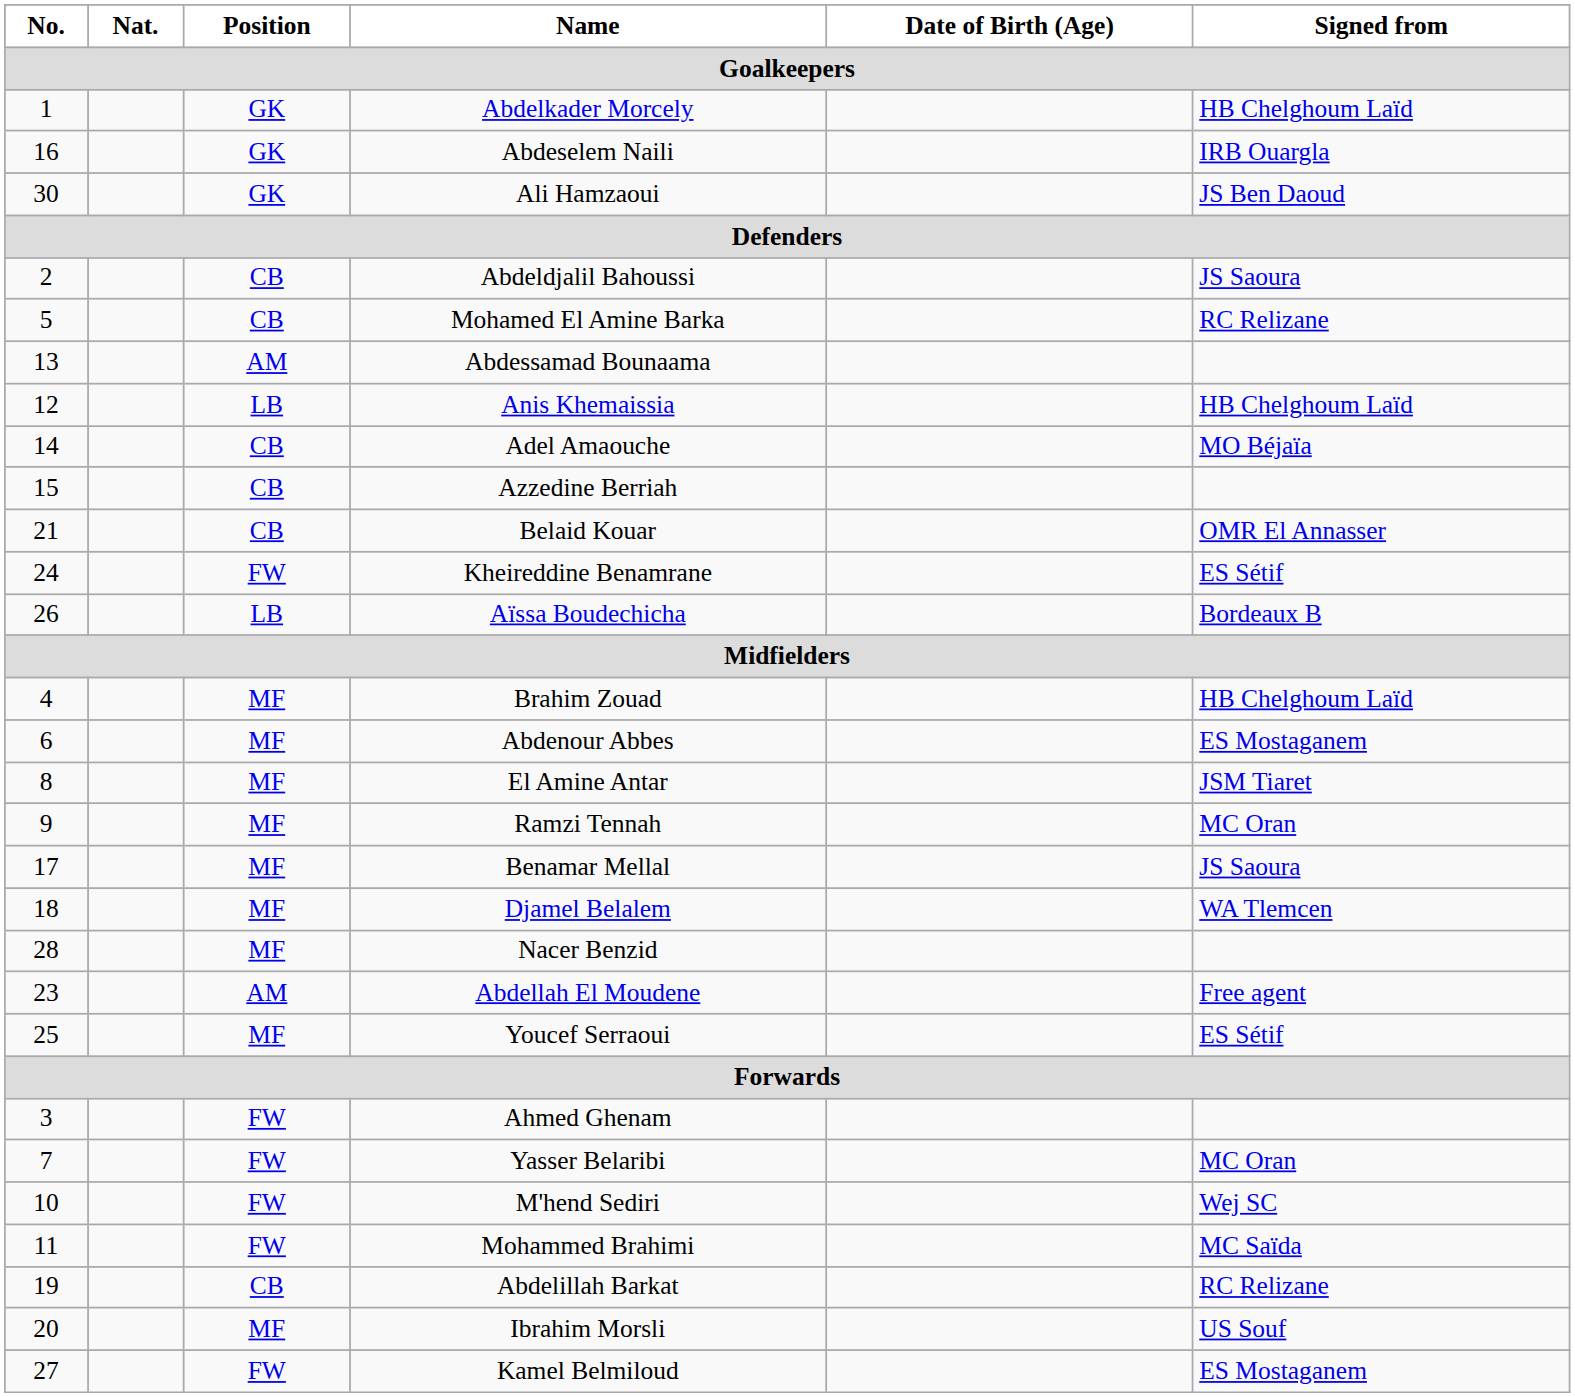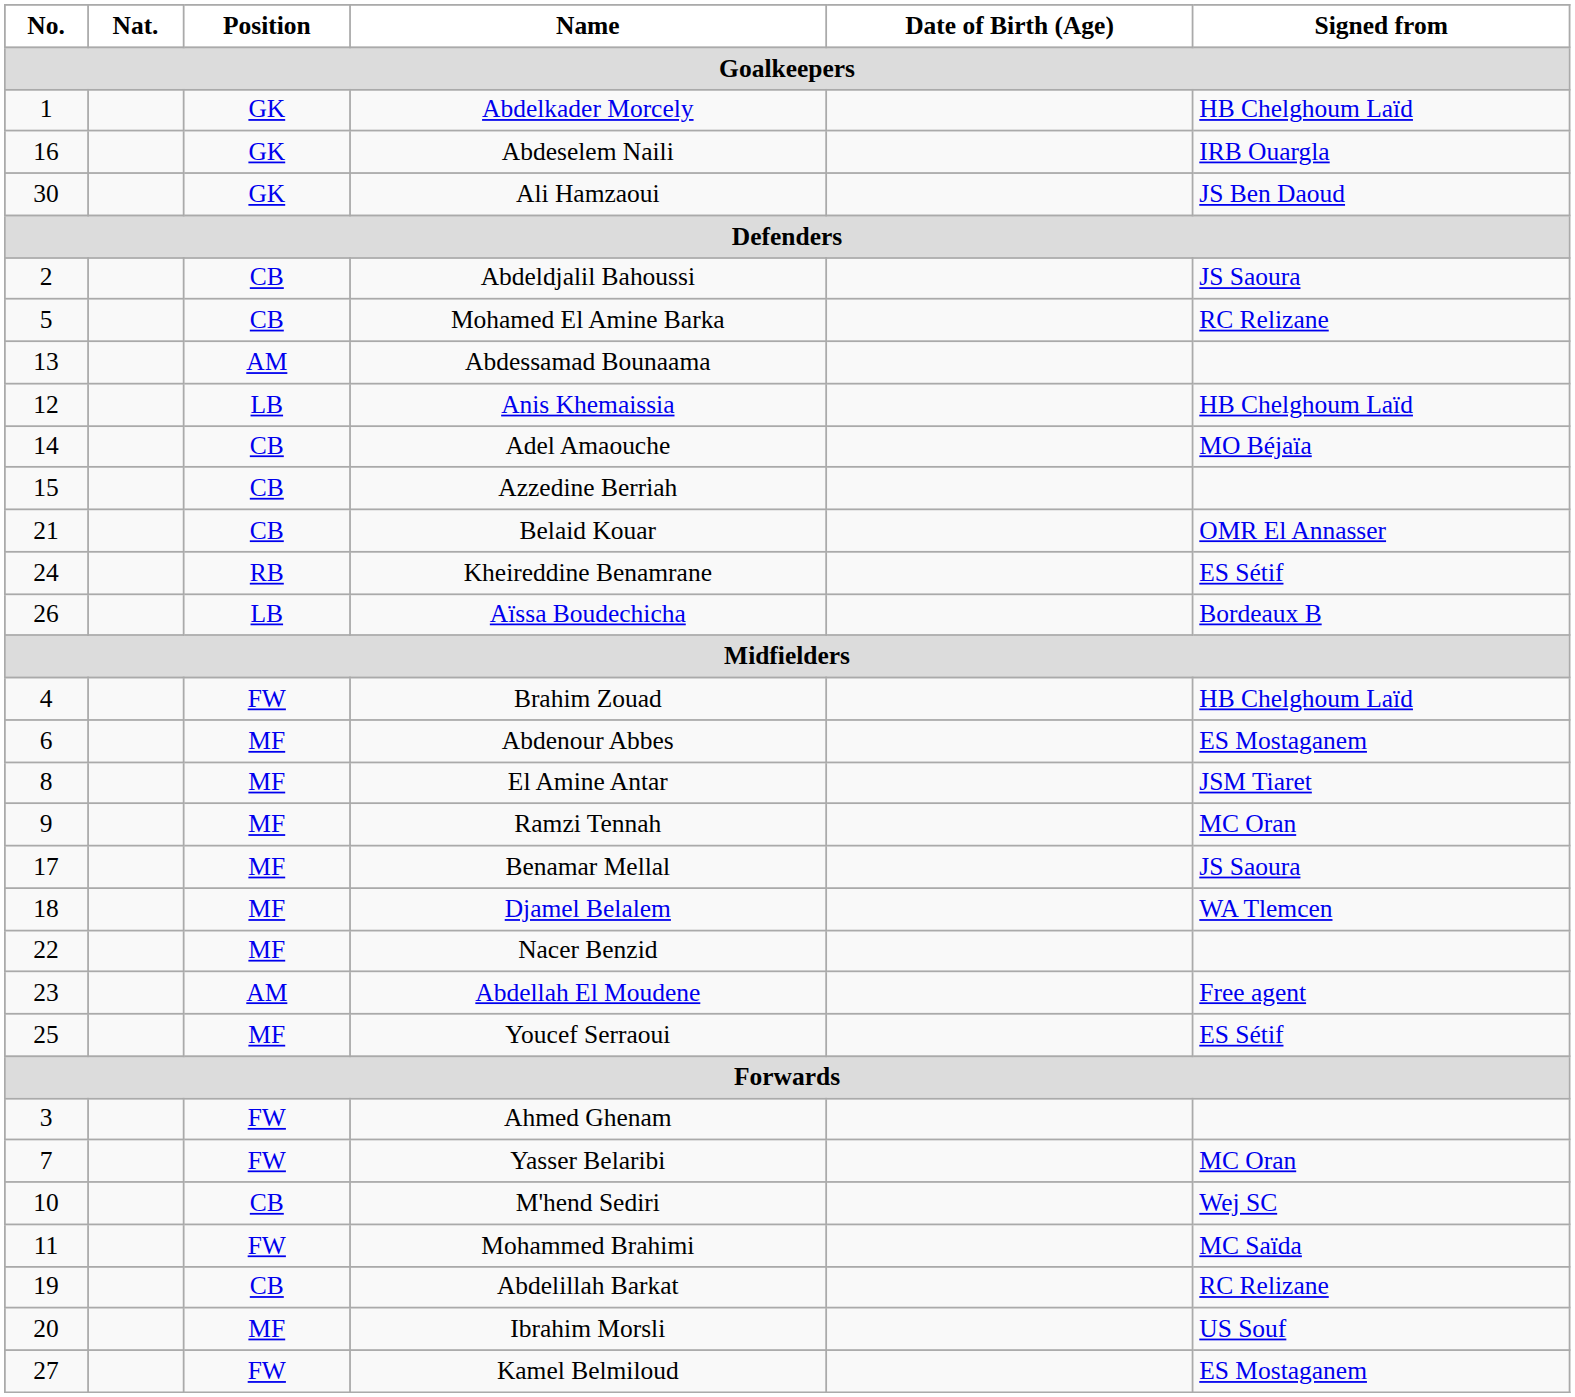(267, 572) FW -> (267, 572) RB
(267, 698) MF -> (267, 698) FW
(46, 950) 28 -> (46, 950) 22
(267, 1202) FW -> (267, 1202) CB
